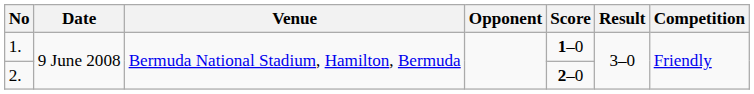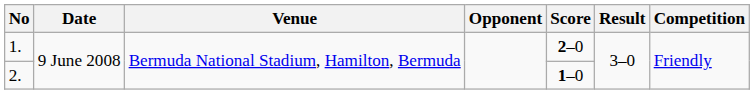(571, 46) 1–0 -> (571, 46) 2–0
(571, 74) 2–0 -> (571, 74) 1–0
